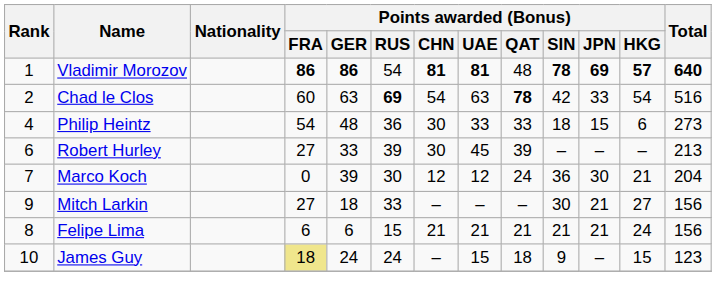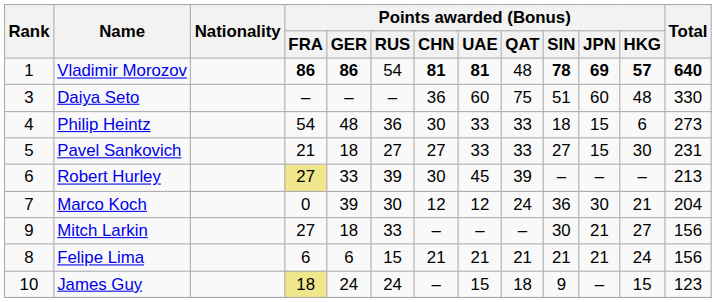- row: (105, 97)
+ row: (98, 97)
+ row: (119, 151)
(306, 151) no background -> (306, 177) khaki background
